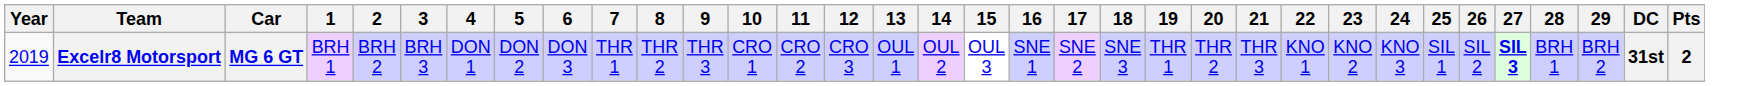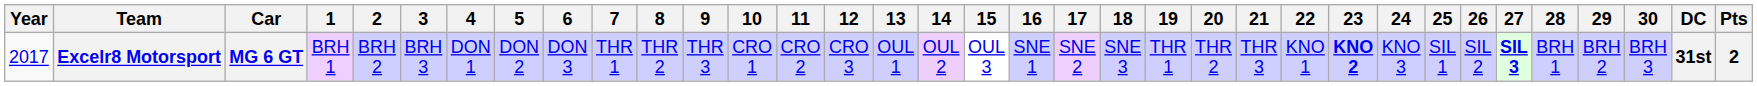+ column: (1648, 18)
(29, 57) 2019 -> (29, 57) 2017
(1353, 57) normal -> (1353, 57) bold
